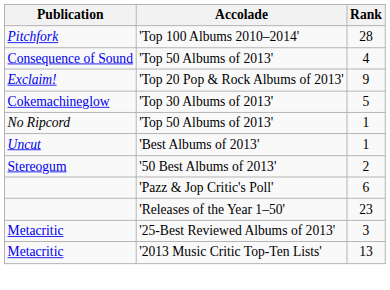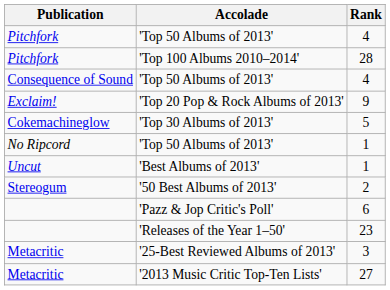+ row: (33, 36)
(366, 252) 13 -> (366, 274) 27
